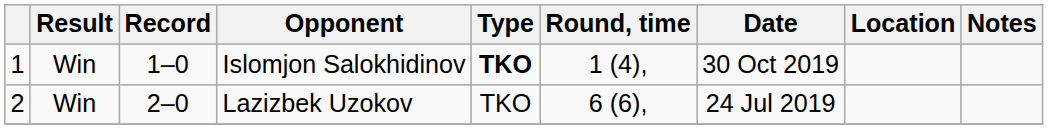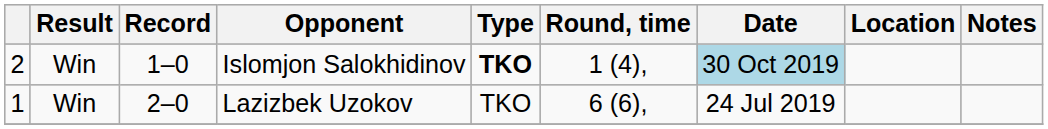(18, 64) 1 -> (18, 64) 2
(771, 64) no background -> (771, 64) lightblue background
(18, 104) 2 -> (18, 104) 1
